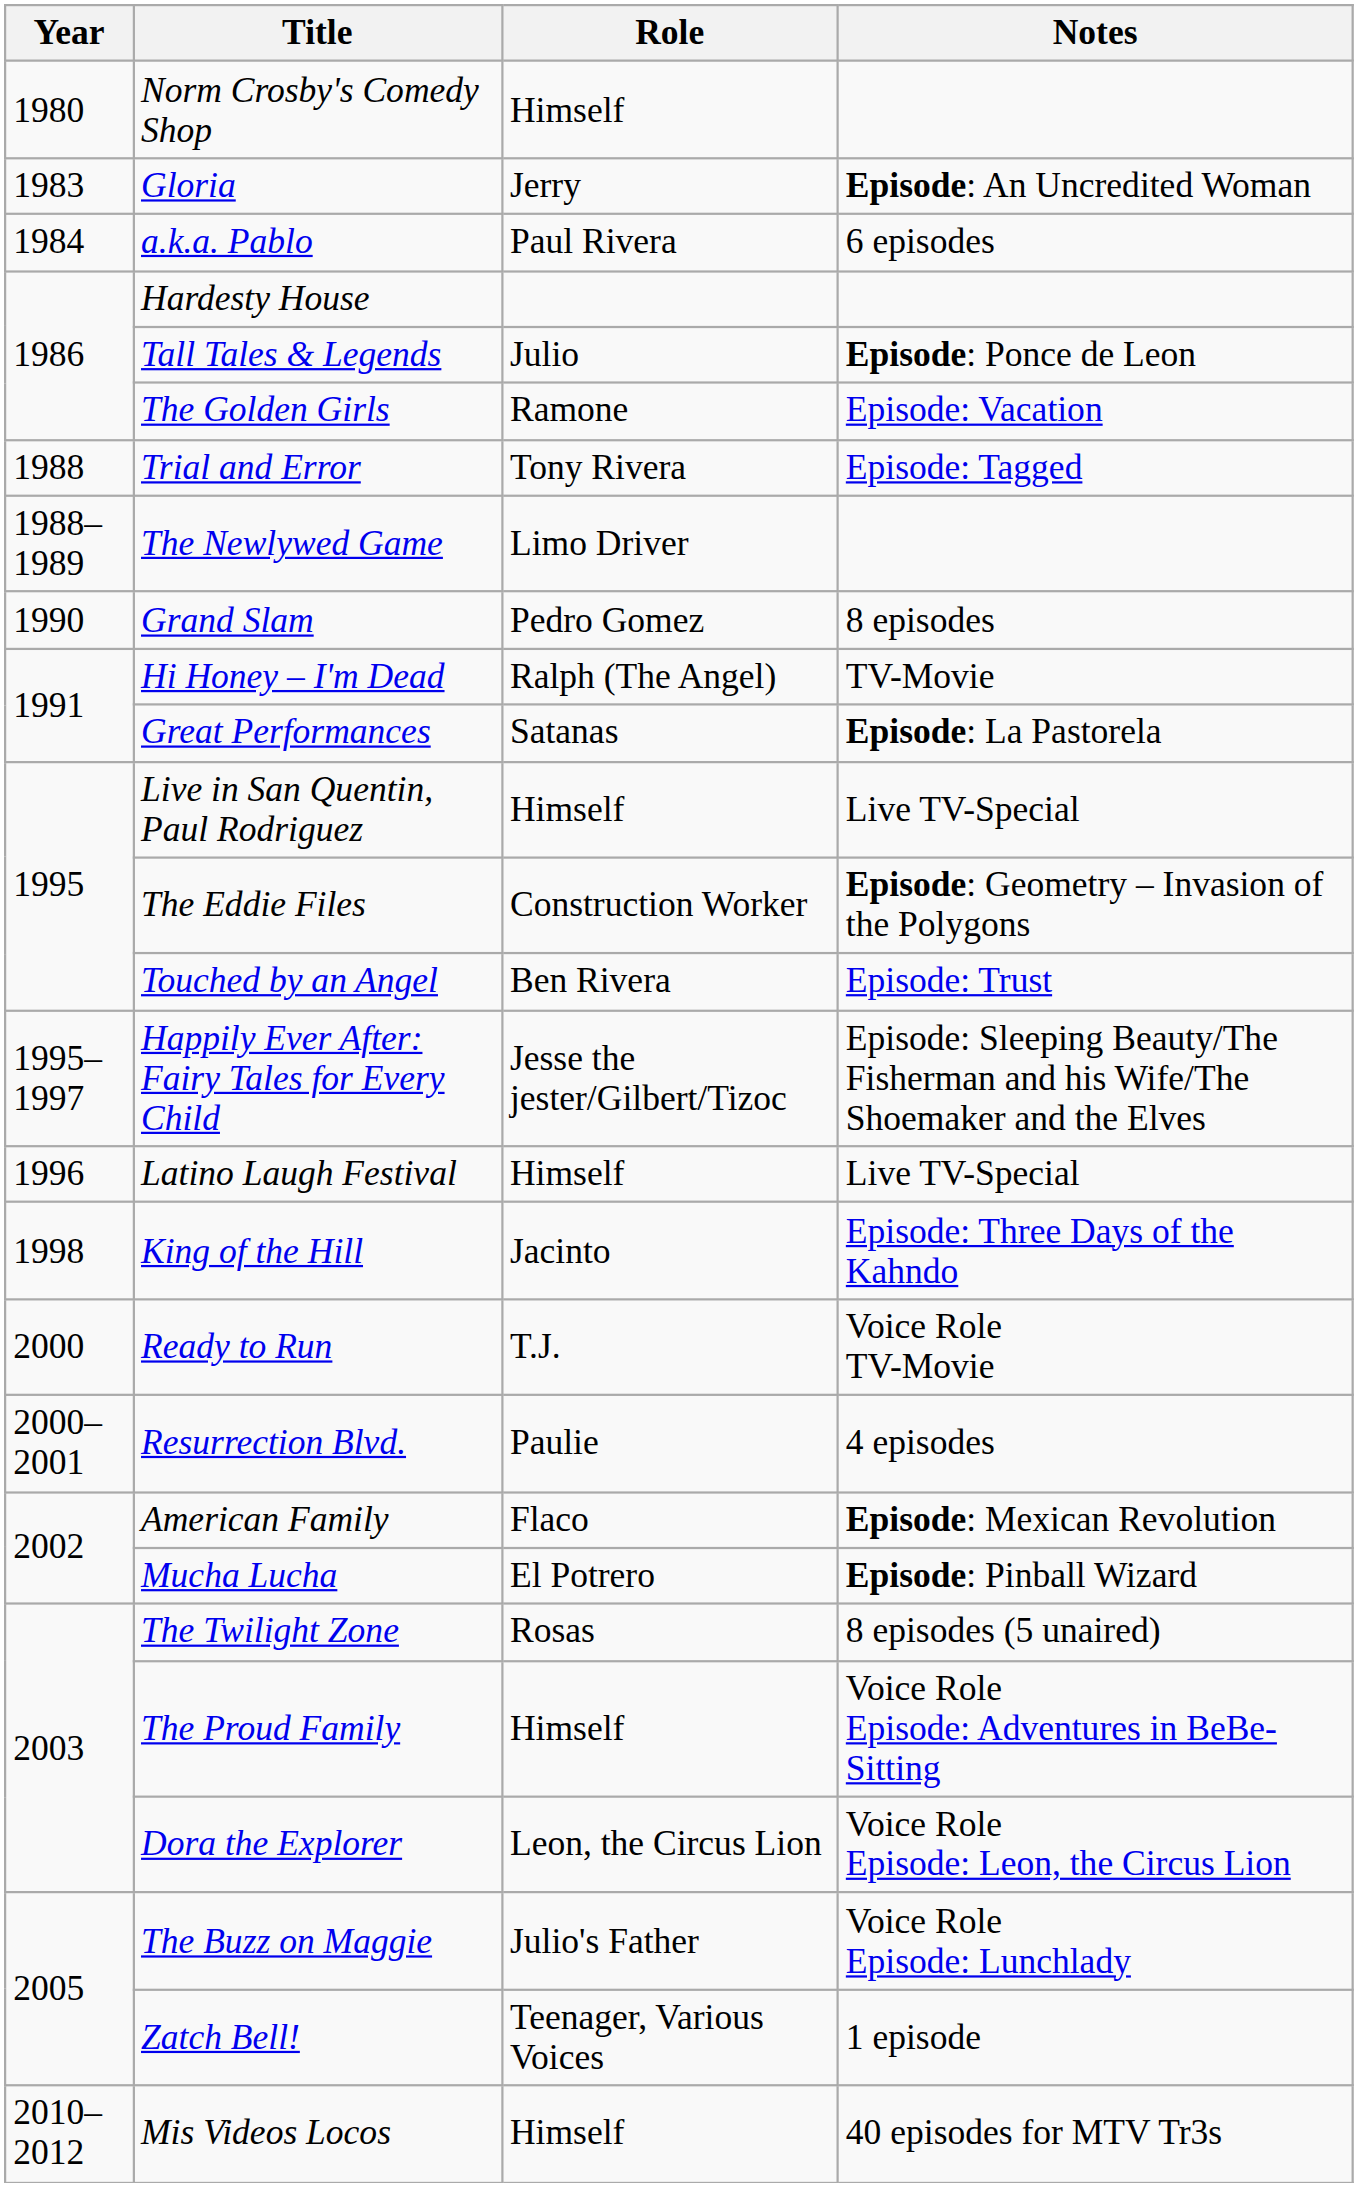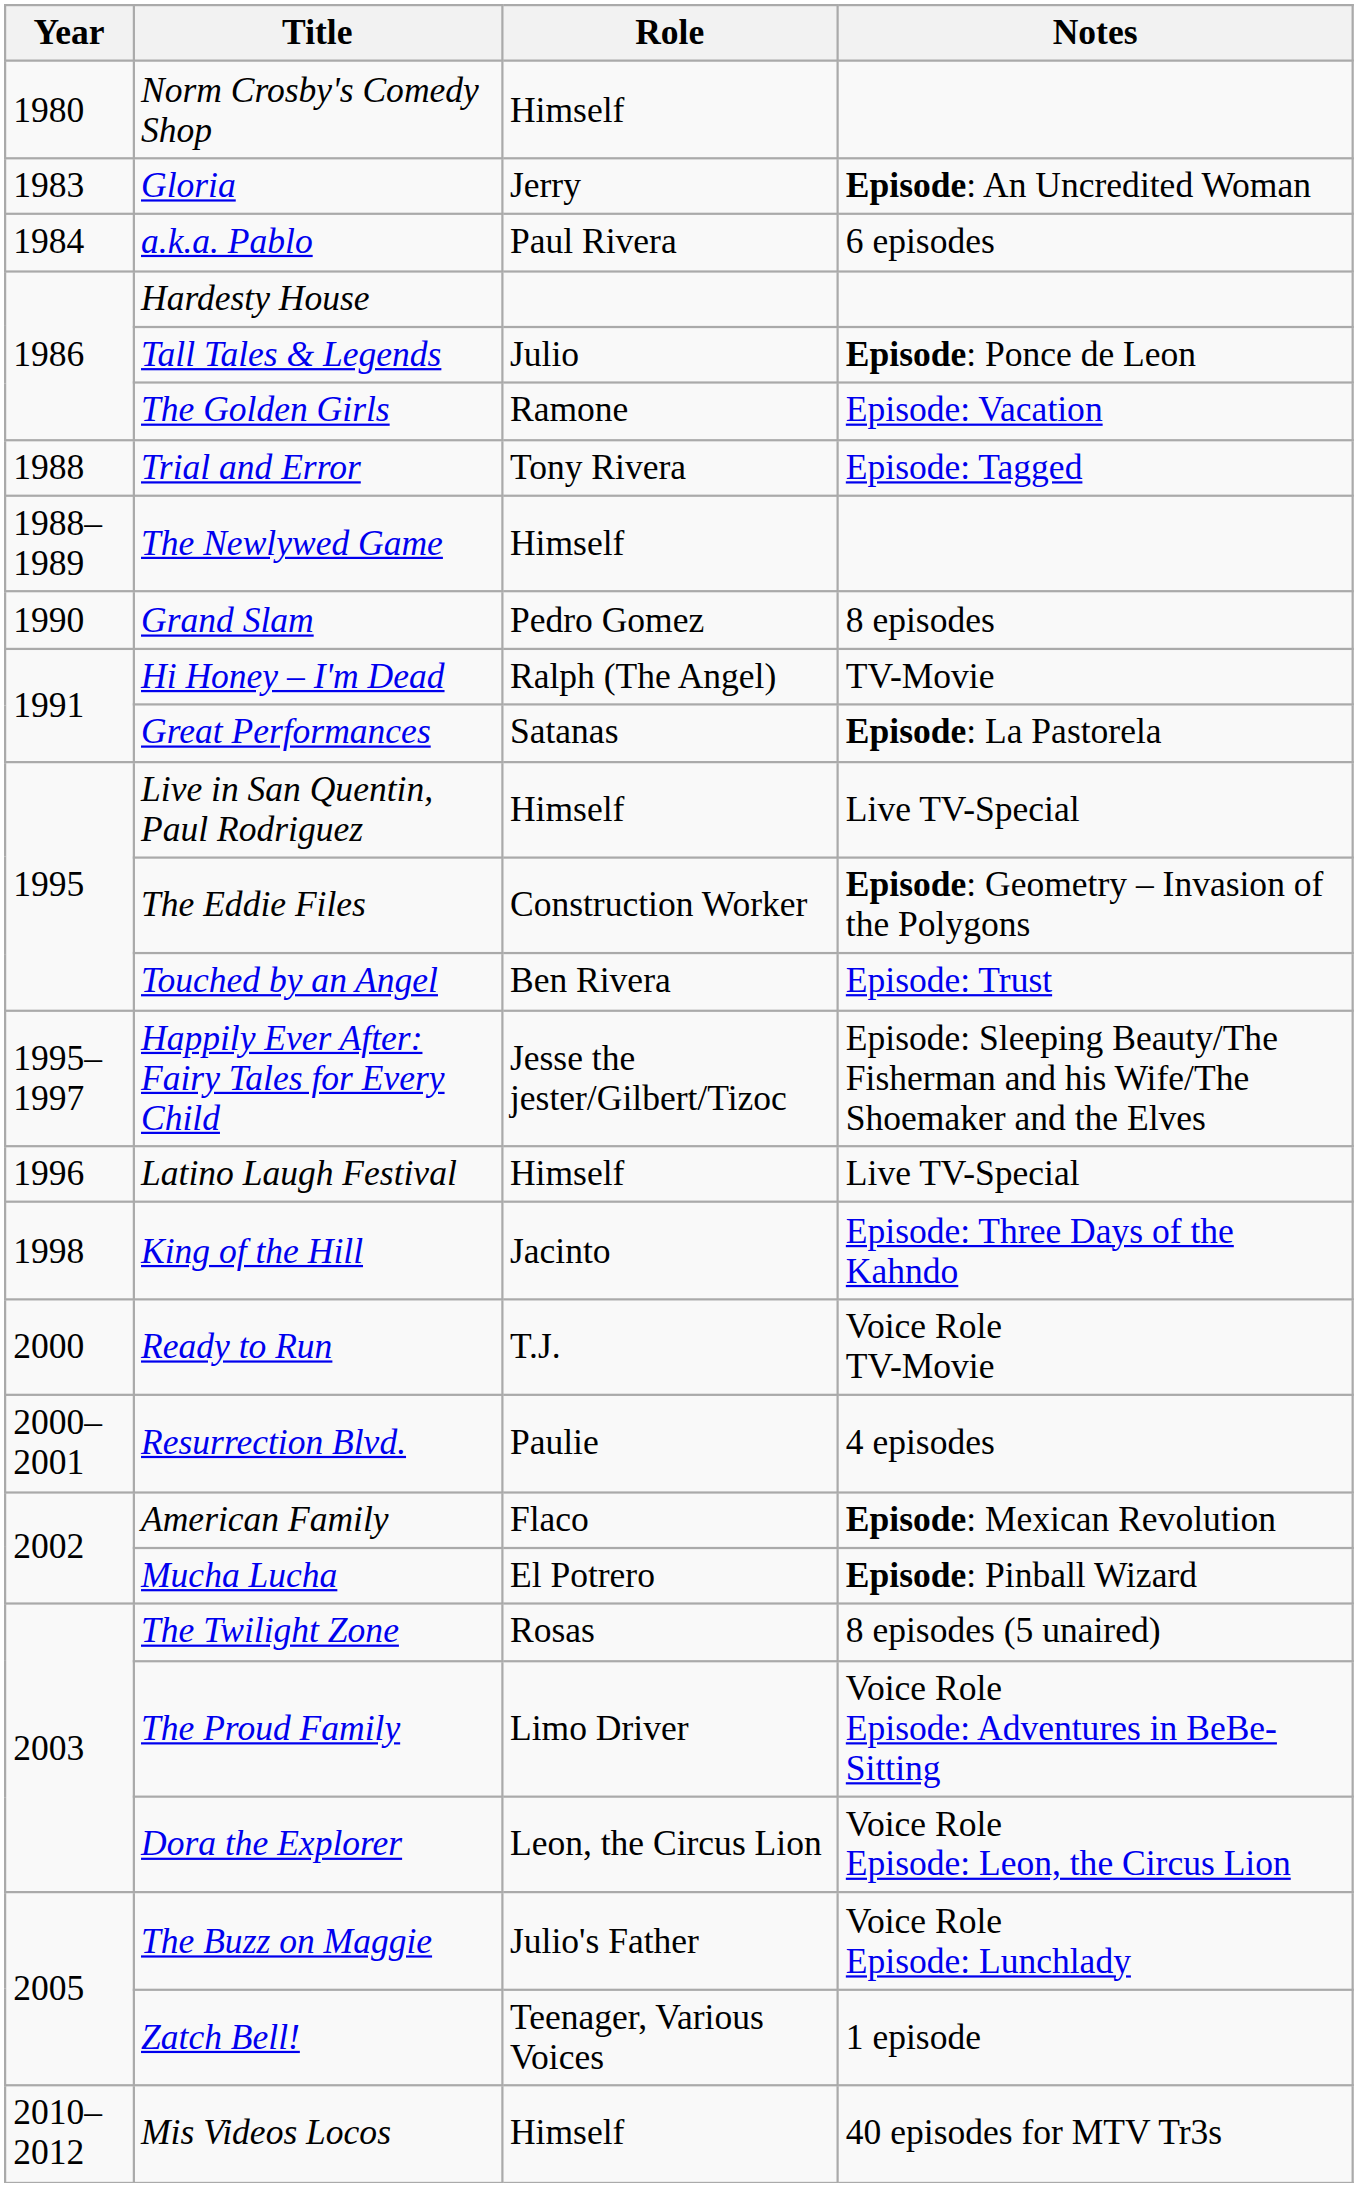(599, 543) Limo Driver -> (567, 543) Himself
(567, 1727) Himself -> (599, 1727) Limo Driver
